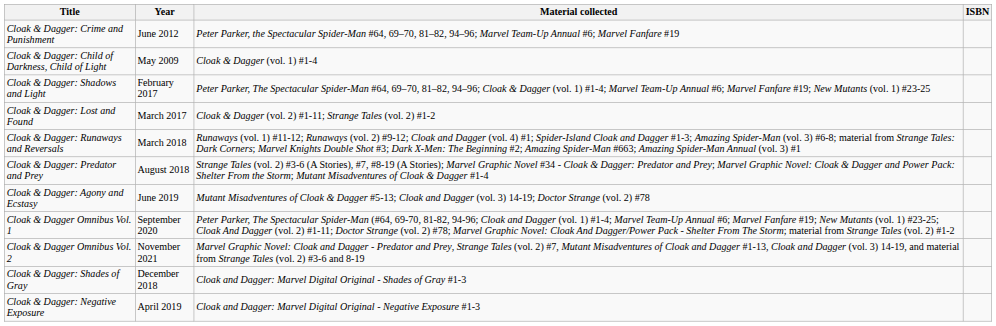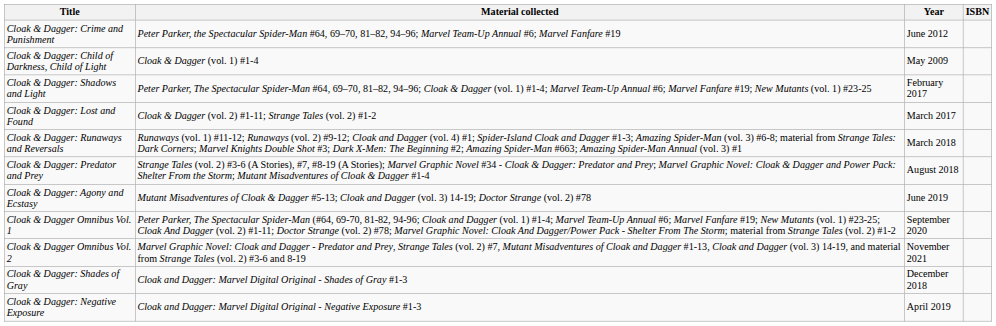columns swapped: (579, 12) <-> (165, 12)
